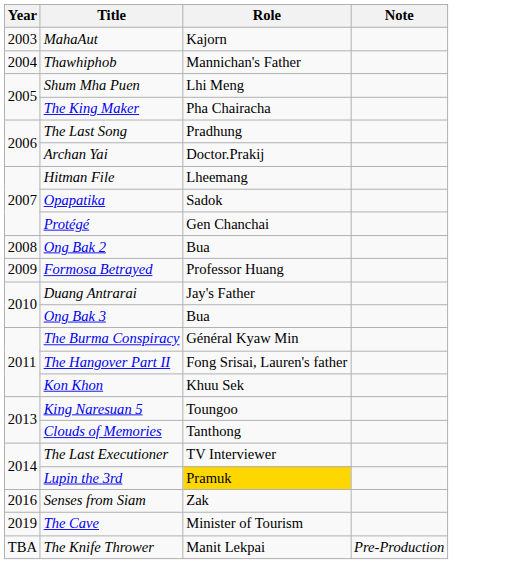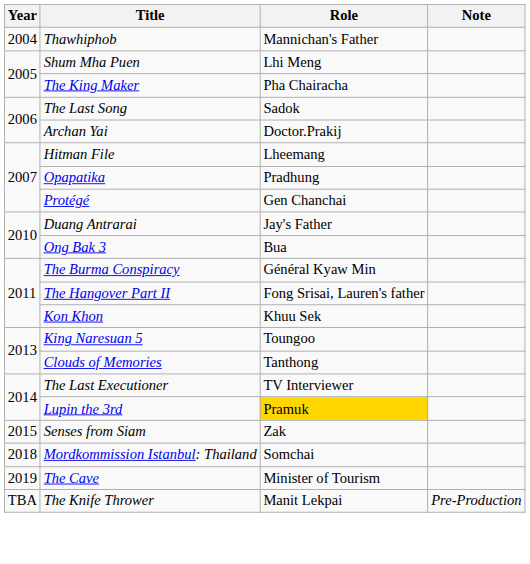- row: (71, 39)
(214, 131) Pradhung -> (282, 108) Sadok
(204, 200) Sadok -> (291, 177) Pradhung
- row: (75, 246)
- row: (98, 270)
(22, 500) 2016 -> (22, 431) 2015
+ row: (150, 454)
